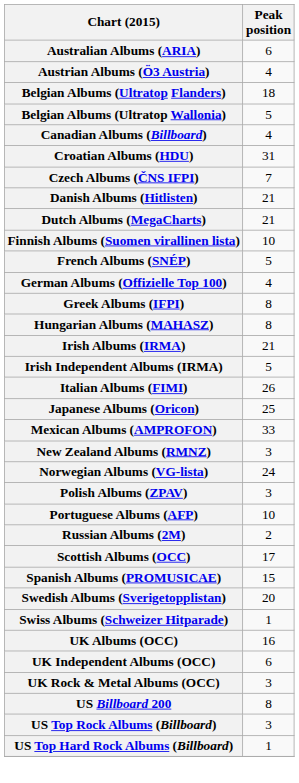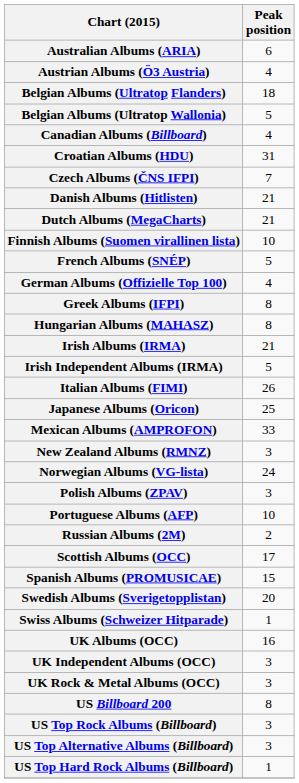(269, 661) 6 -> (269, 661) 3
+ row: (124, 746)
